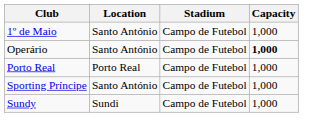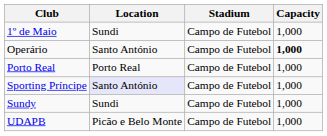(125, 31) Santo António -> (105, 31) Sundi
(125, 85) no background -> (125, 85) lavender background
+ row: (26, 121)
